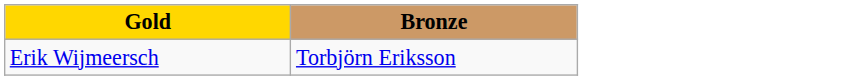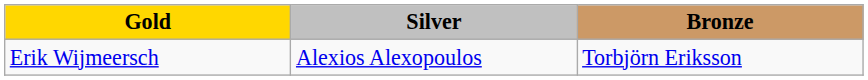+ column: (434, 22)
